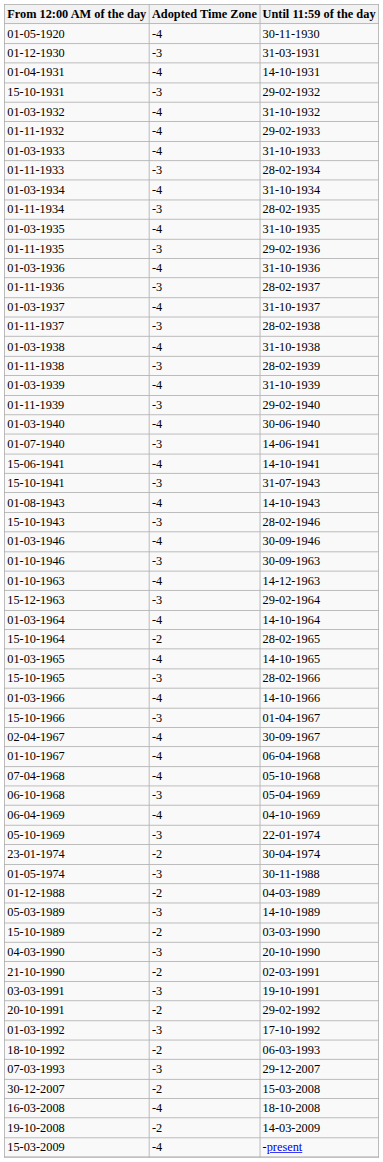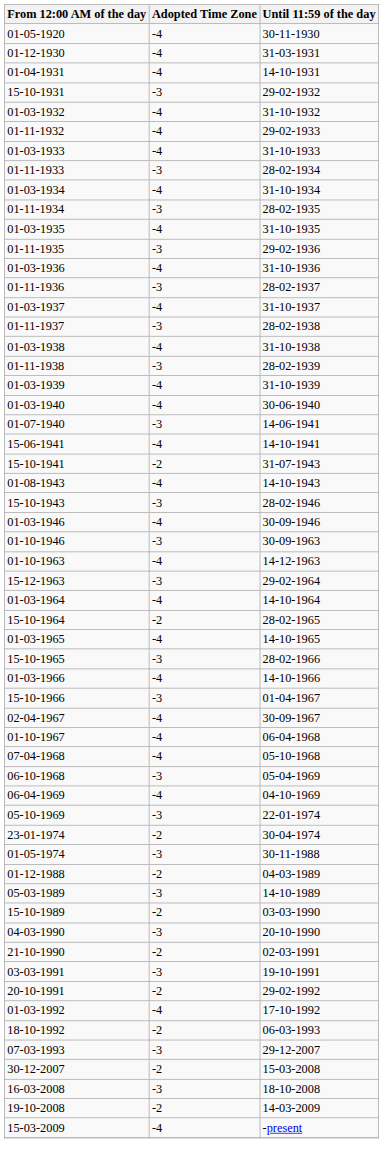(157, 53) -3 -> (157, 53) -4
- row: (36, 405)
(157, 483) -3 -> (157, 463) -2
(157, 1030) -3 -> (157, 1010) -4
(157, 1108) -4 -> (157, 1088) -3
